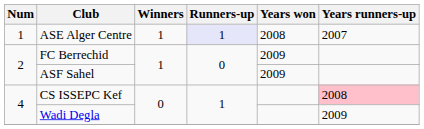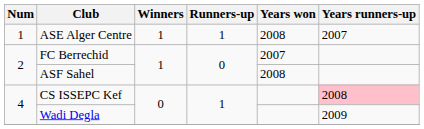(222, 34) lavender background -> (222, 34) no background
(273, 54) 2009 -> (273, 54) 2007
(273, 74) 2009 -> (273, 74) 2008
